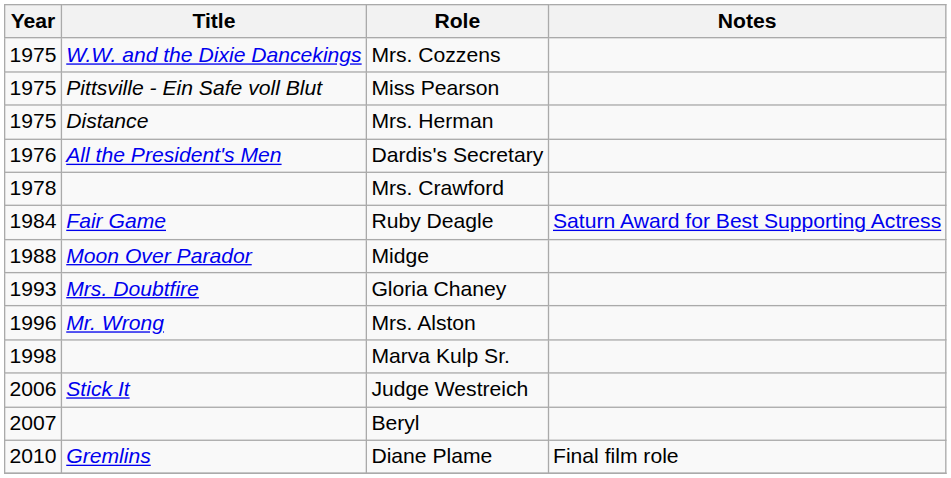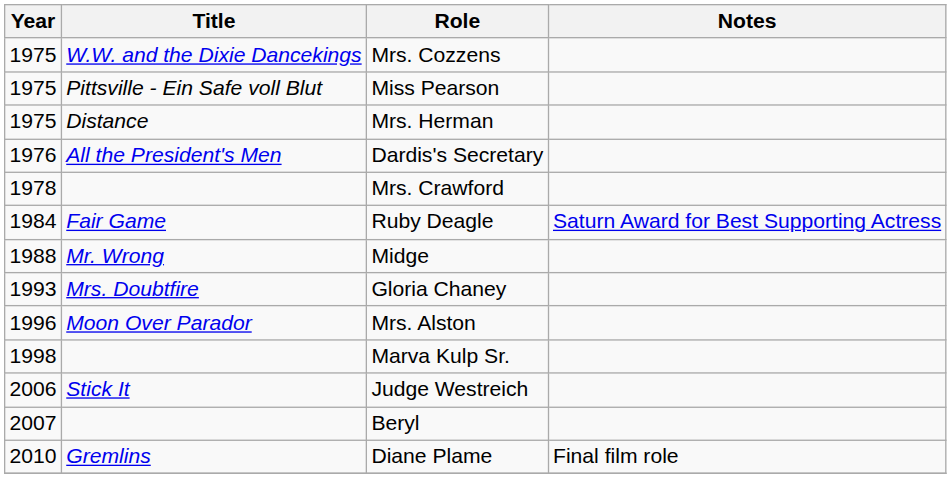(159, 255) Moon Over Parador -> (115, 255) Mr. Wrong
(115, 322) Mr. Wrong -> (159, 322) Moon Over Parador
